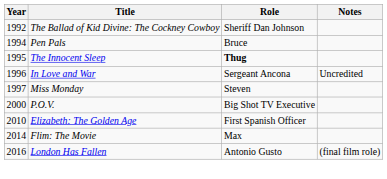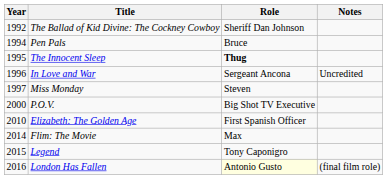+ row: (45, 151)
(253, 151) no background -> (253, 167) lightyellow background
